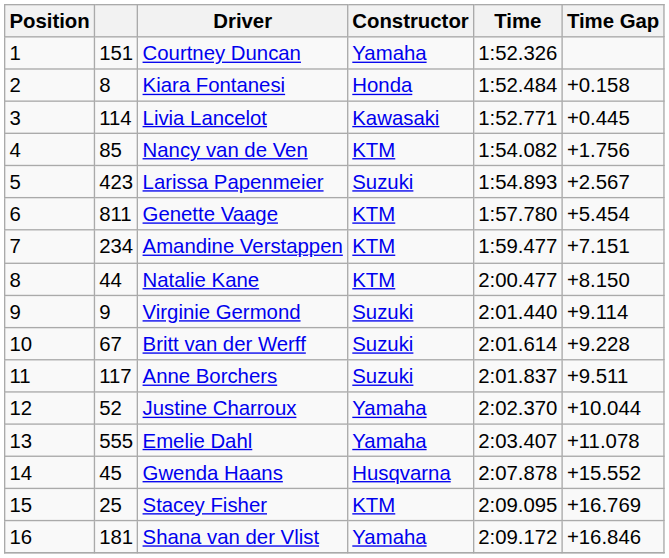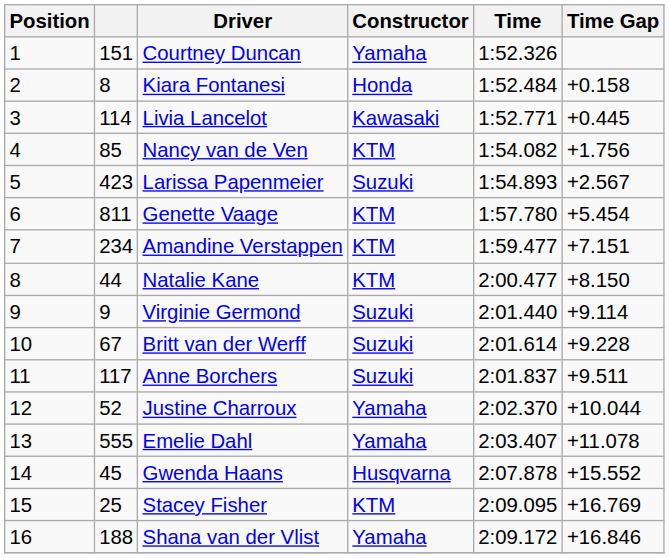(116, 537) 181 -> (116, 537) 188
